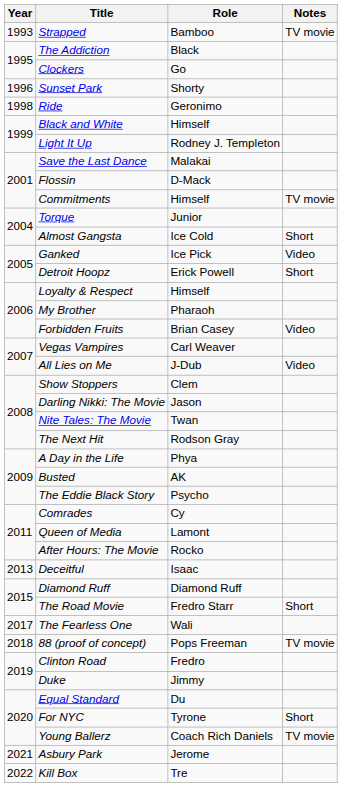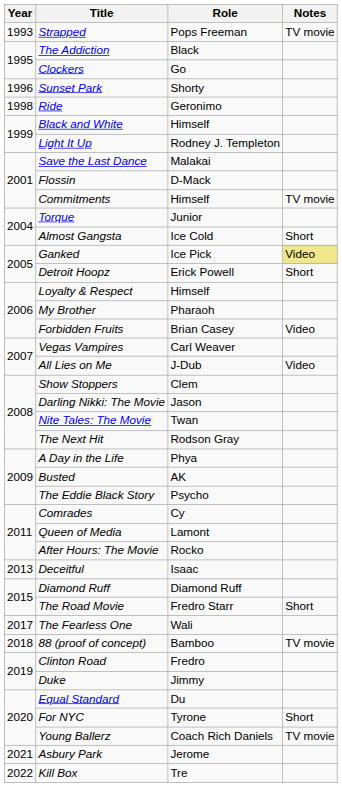(192, 32) Bamboo -> (209, 32) Pops Freeman
(300, 254) no background -> (300, 254) khaki background
(209, 643) Pops Freeman -> (192, 643) Bamboo
